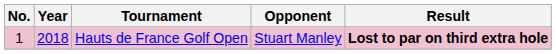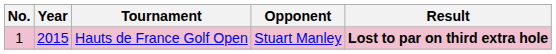(53, 38) 2018 -> (53, 38) 2015
